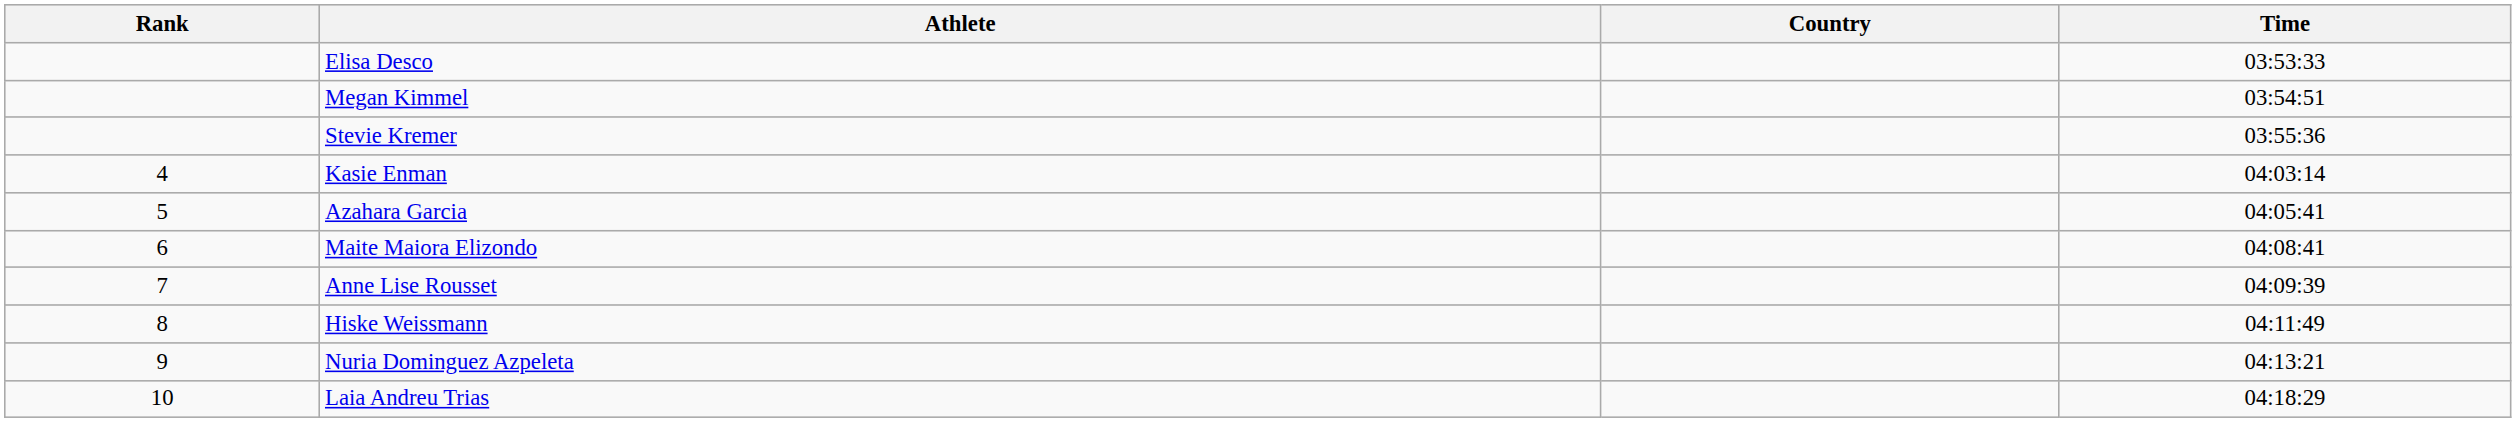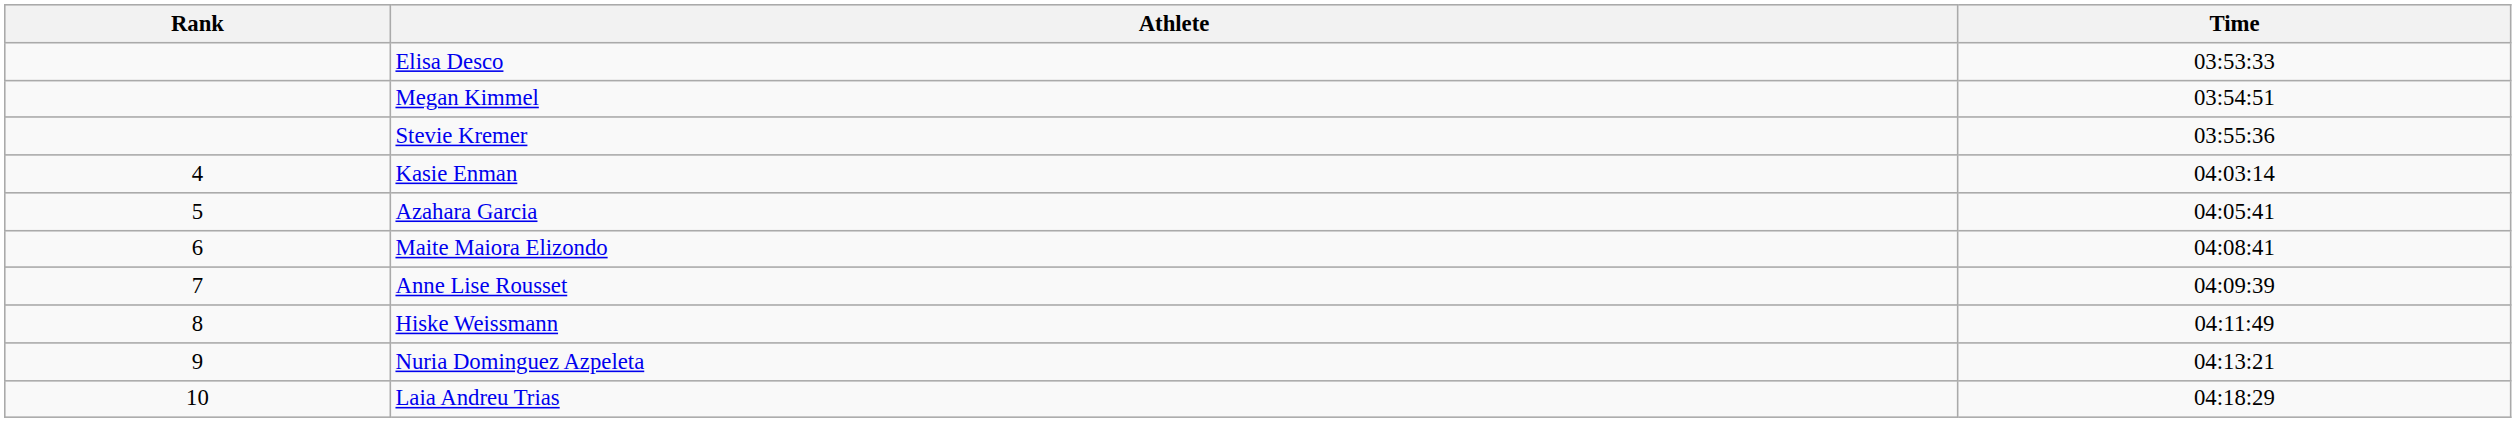- column: (1830, 23)
